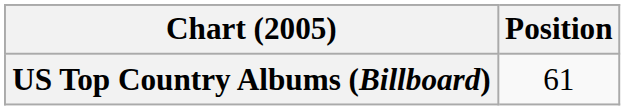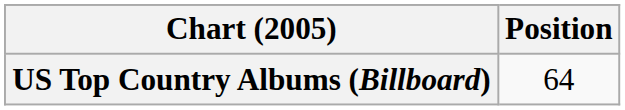(559, 78) 61 -> (559, 78) 64
